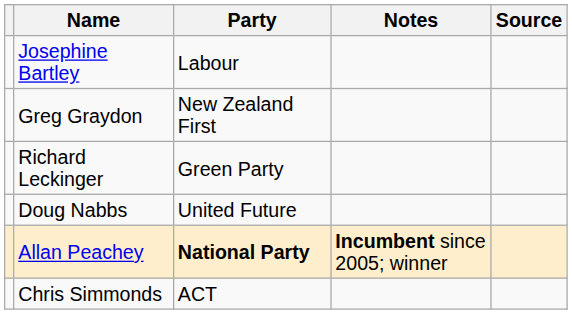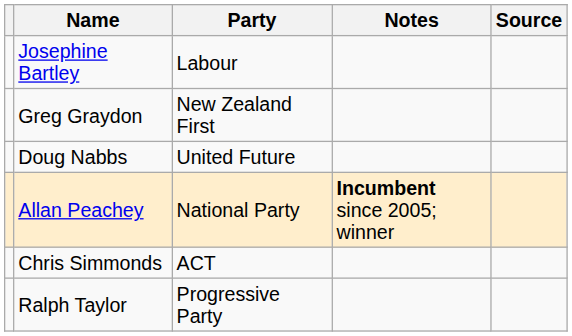- row: (61, 168)
(244, 252) bold -> (238, 210) normal
+ row: (73, 305)
